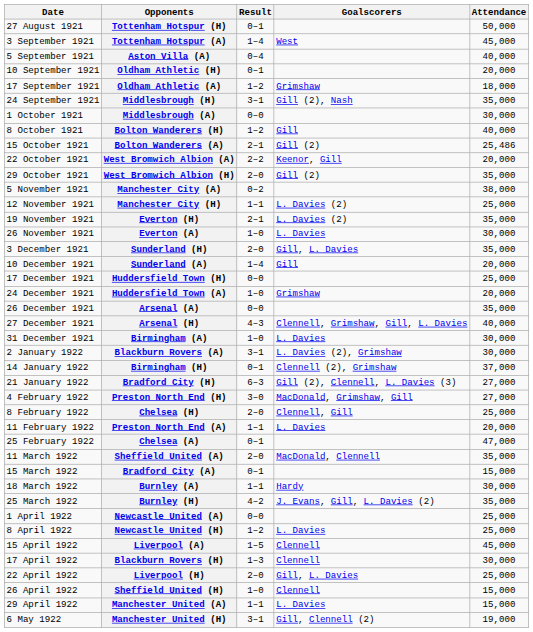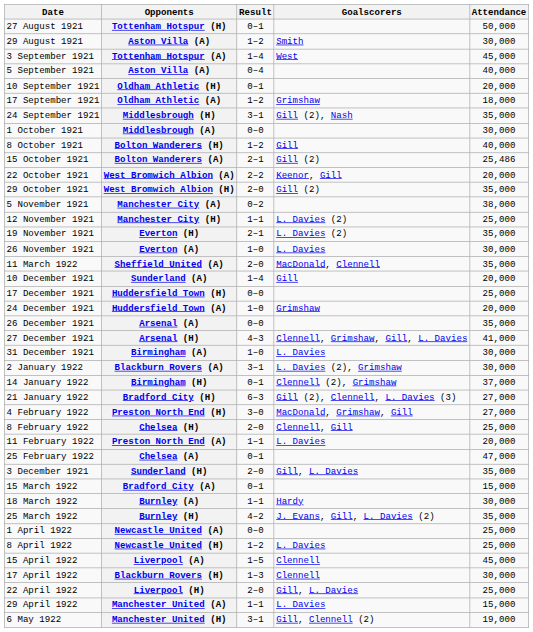+ row: (45, 41)
rows swapped: (47, 249) <-> (42, 457)
(499, 323) 40,000 -> (499, 338) 41,000
- row: (42, 590)
